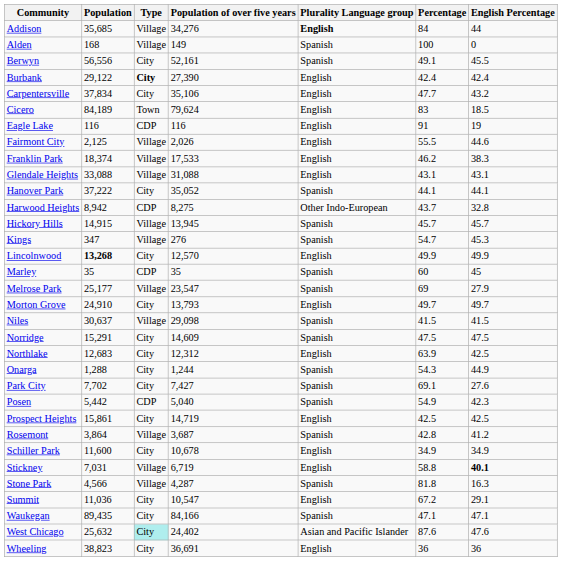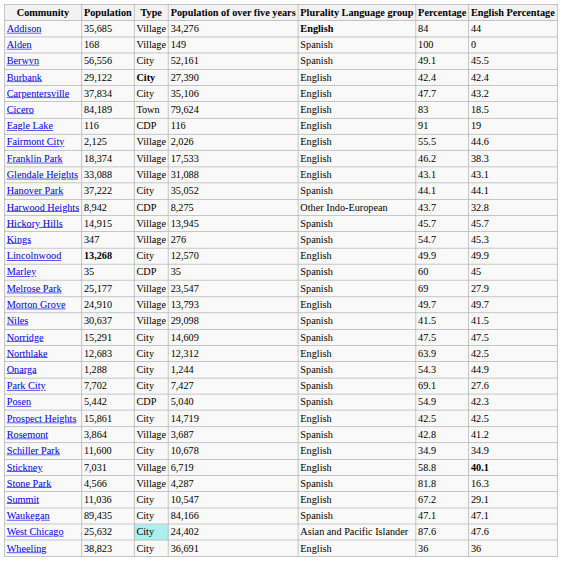(145, 304) City -> (151, 304) Village
